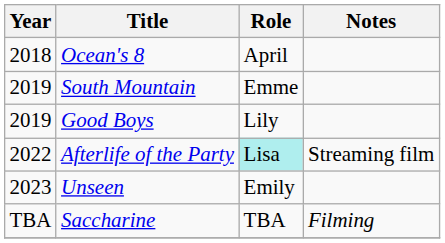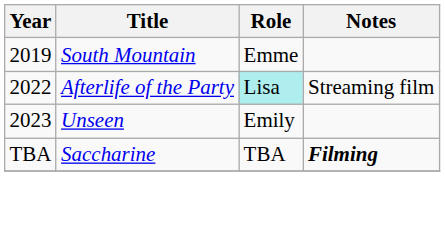- row: (103, 54)
- row: (107, 120)
(341, 220) normal -> (343, 154) bold
